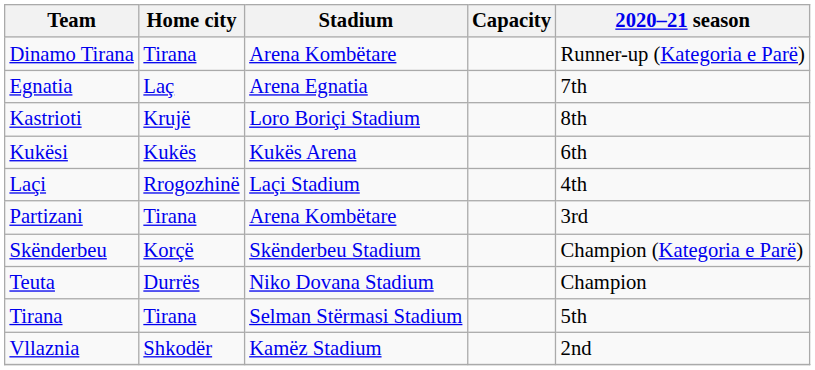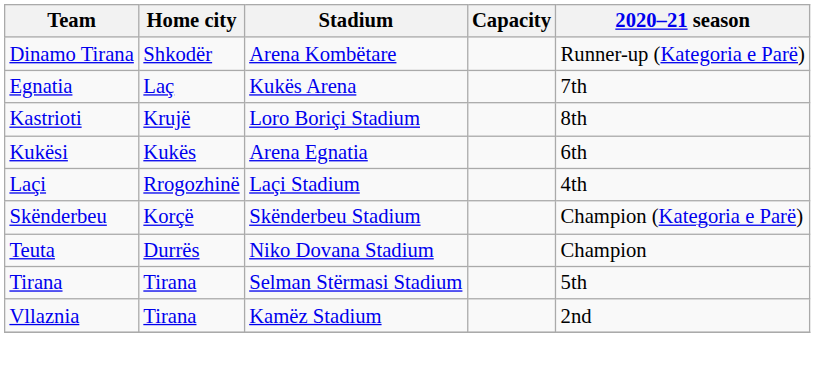(170, 53) Tirana -> (178, 53) Shkodër
(308, 86) Arena Egnatia -> (303, 86) Kukës Arena
(303, 151) Kukës Arena -> (308, 151) Arena Egnatia
- row: (46, 217)
(178, 348) Shkodër -> (170, 315) Tirana
